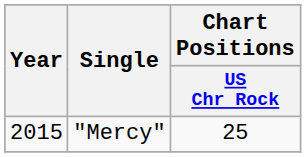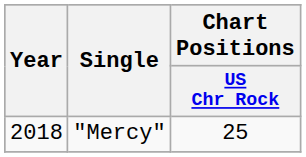(36, 133) 2015 -> (36, 133) 2018
